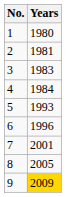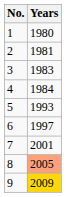(42, 126) 1996 -> (42, 126) 1997
(42, 164) no background -> (42, 164) lightsalmon background
